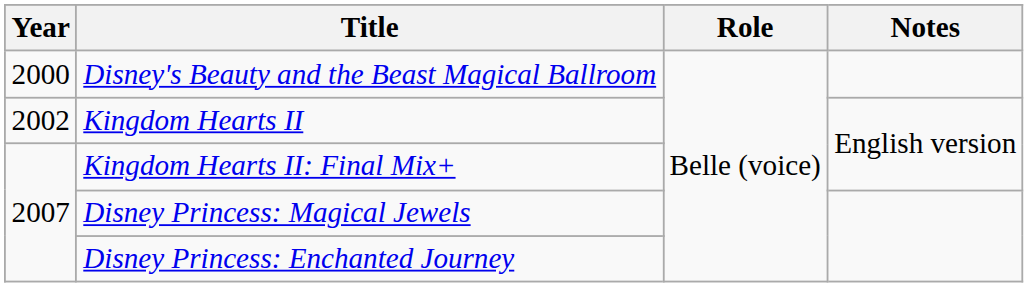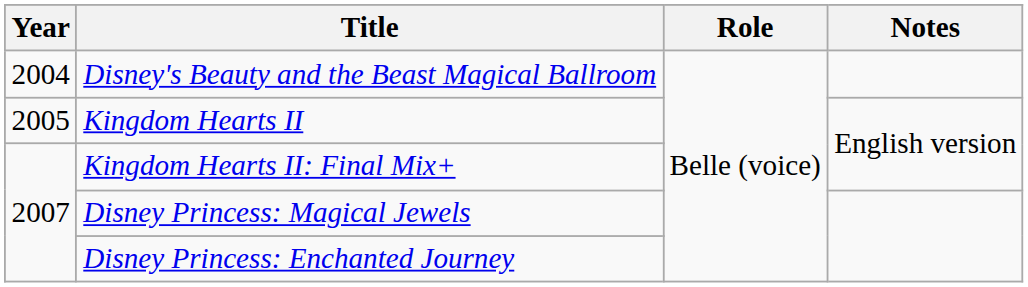(41, 73) 2000 -> (41, 73) 2004
(41, 119) 2002 -> (41, 119) 2005
